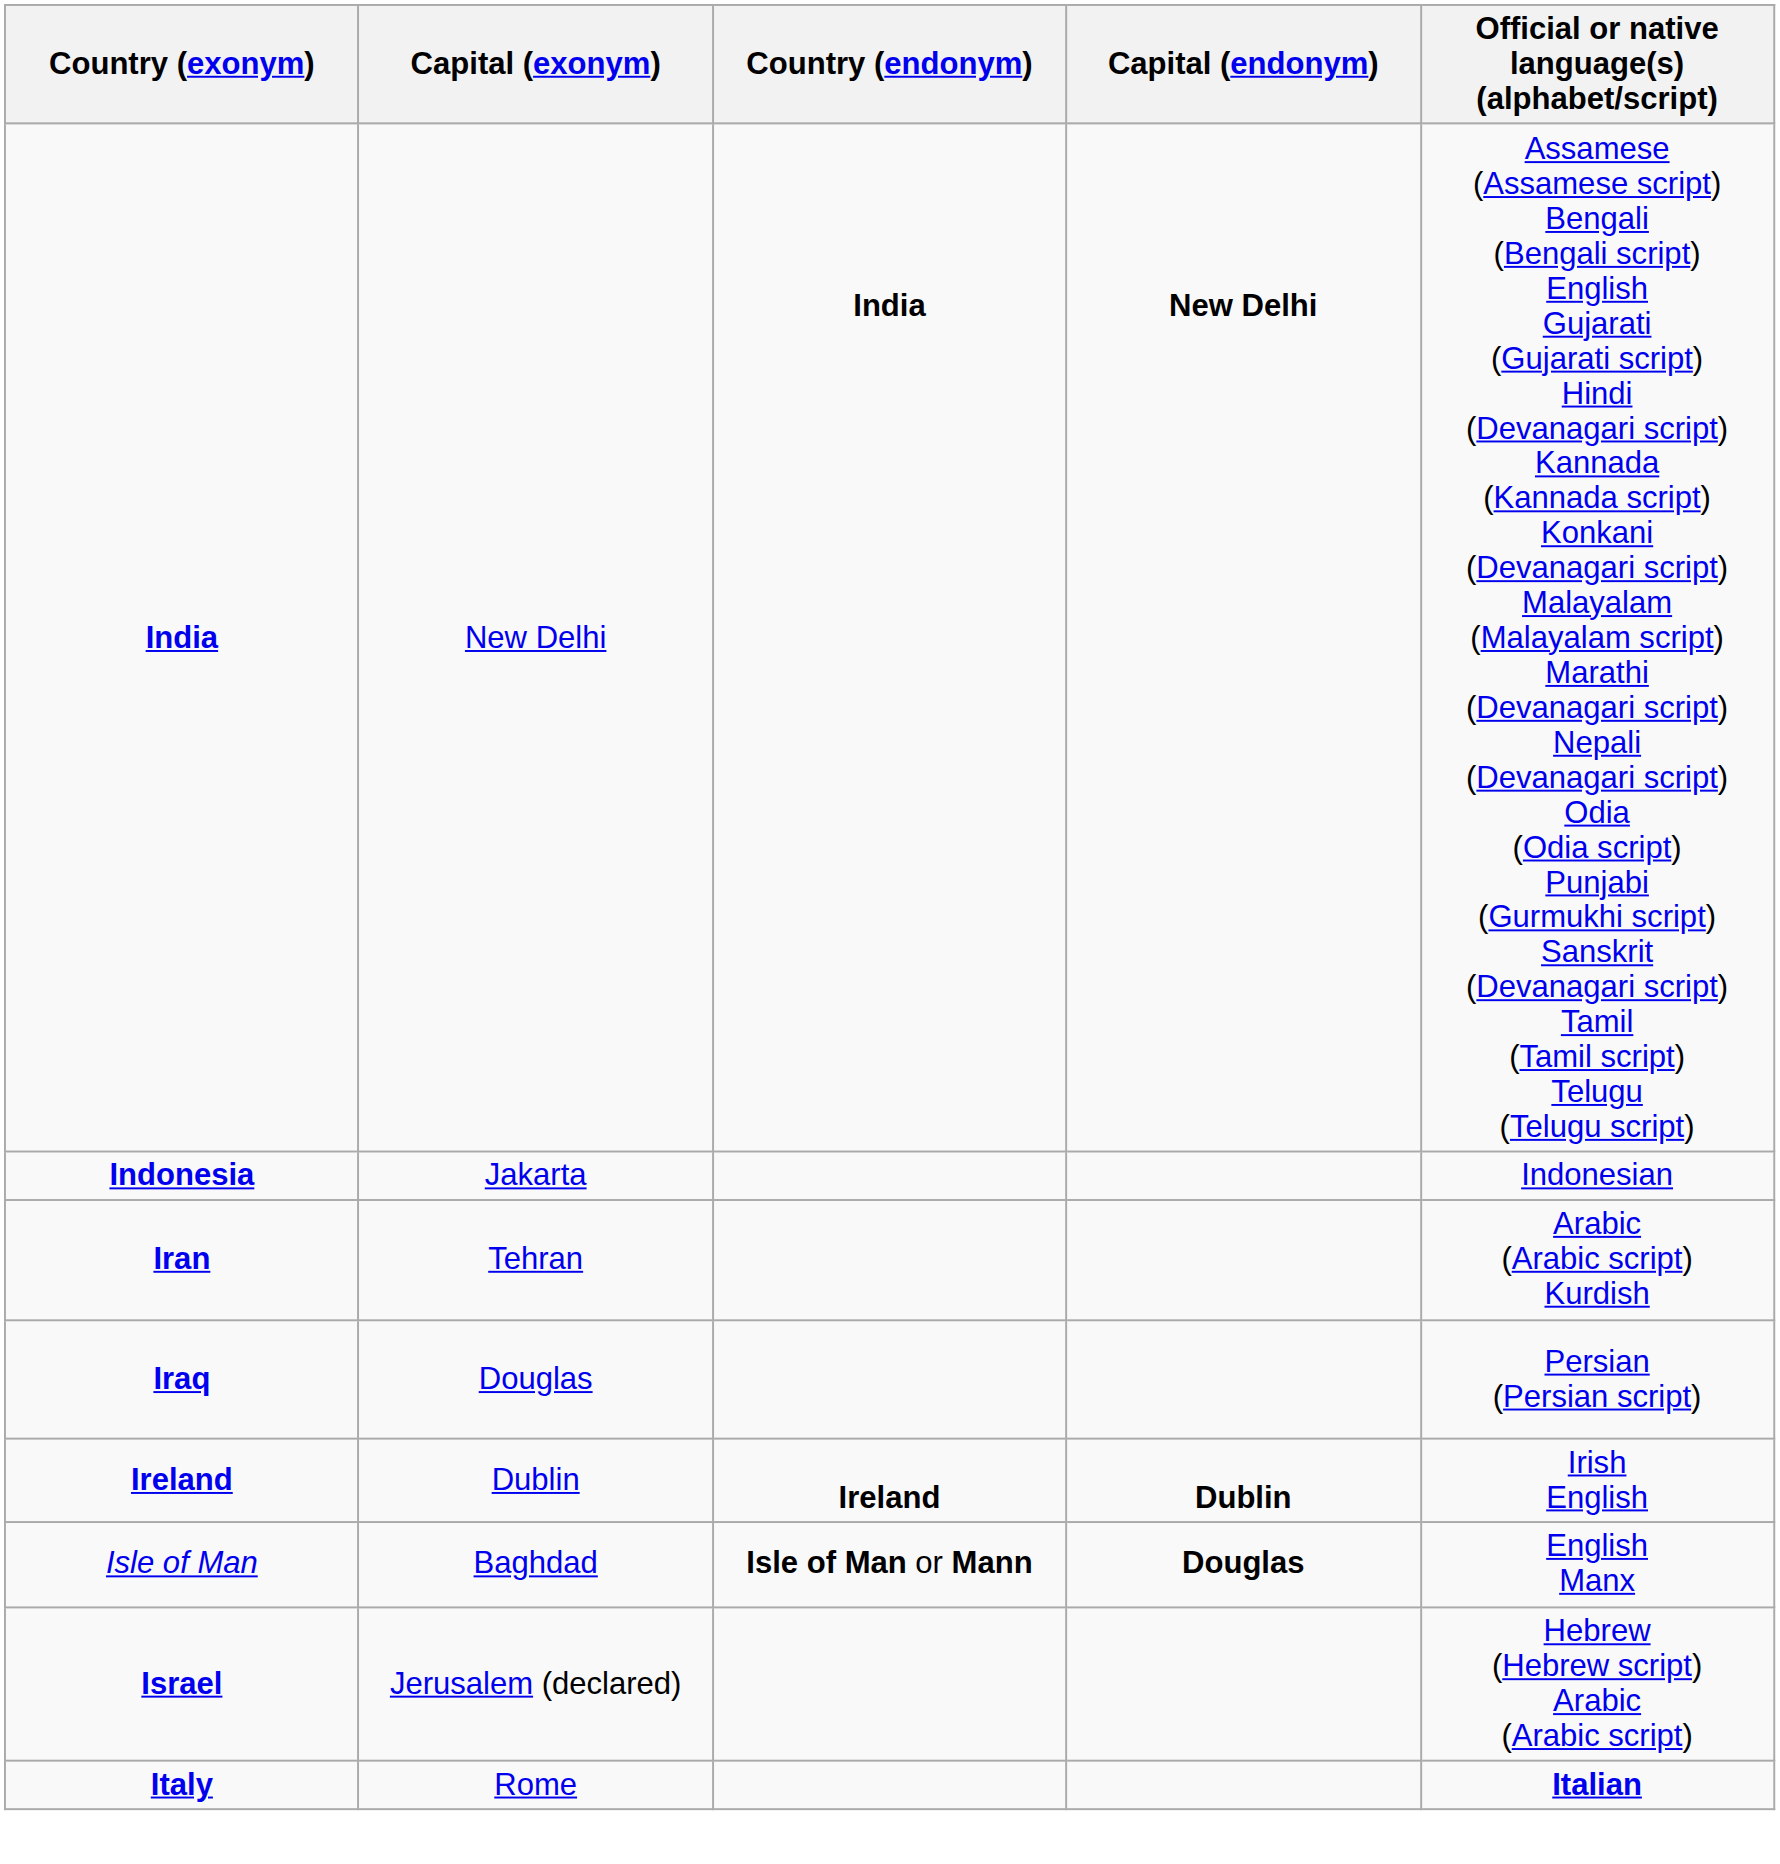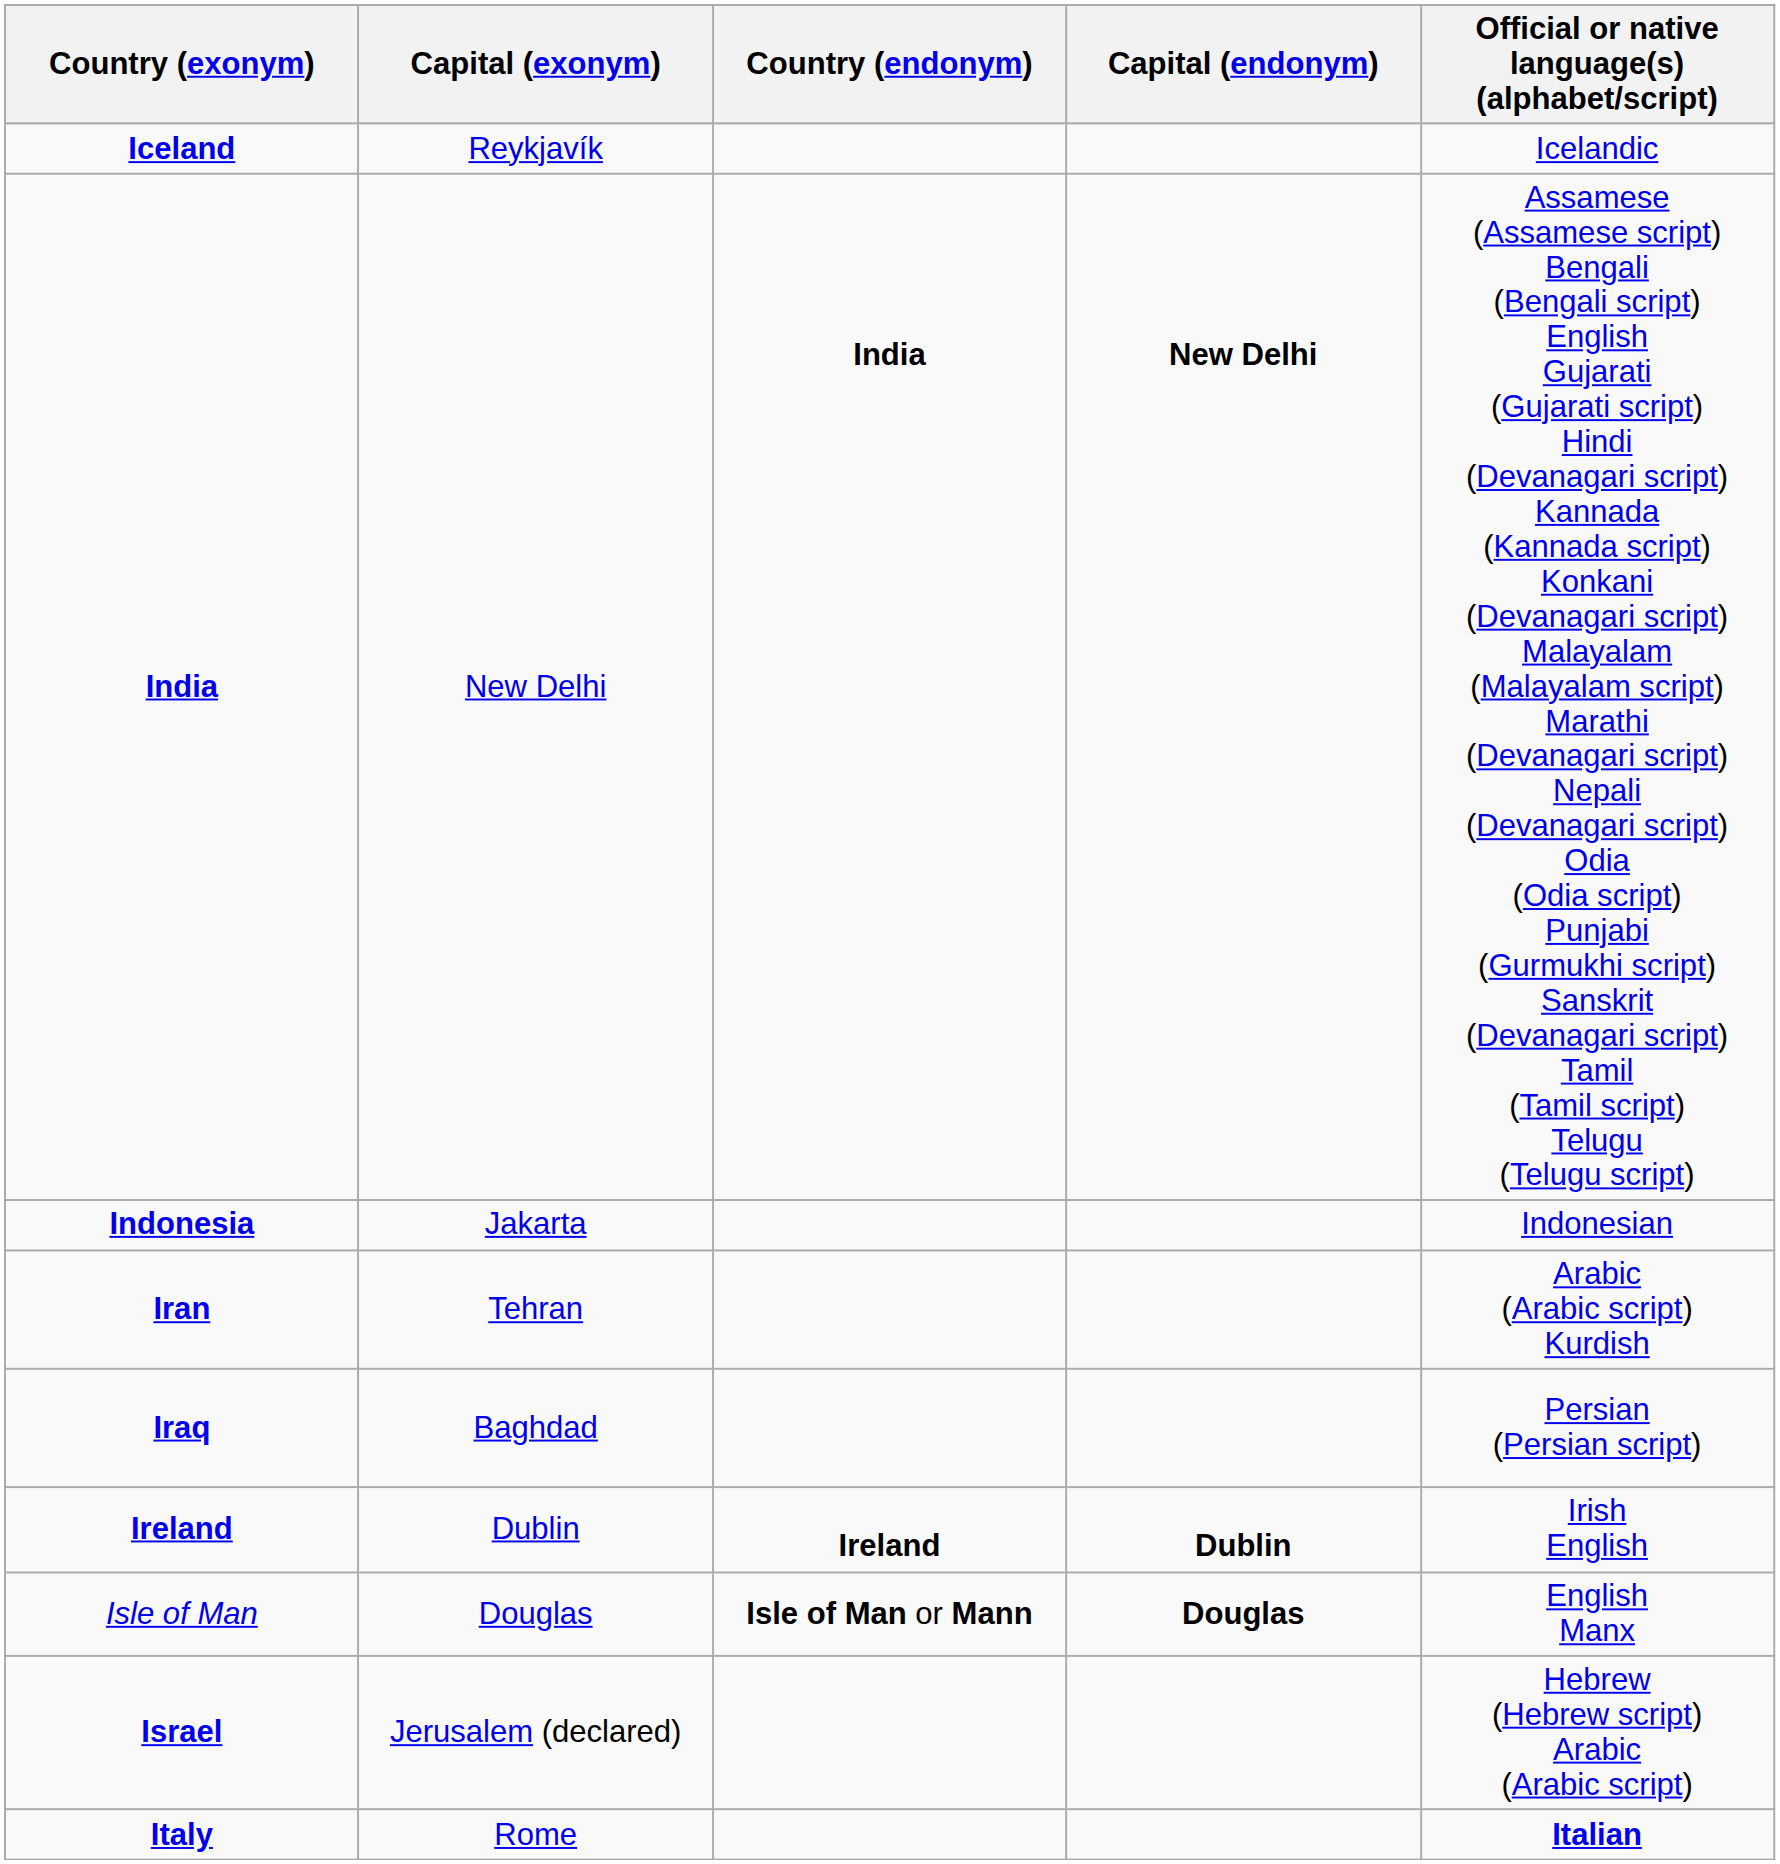+ row: (182, 148)
(536, 1378) Douglas -> (536, 1427) Baghdad
(536, 1564) Baghdad -> (536, 1613) Douglas
